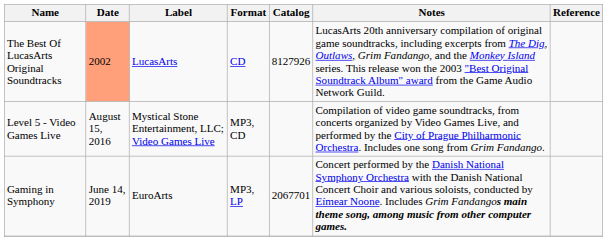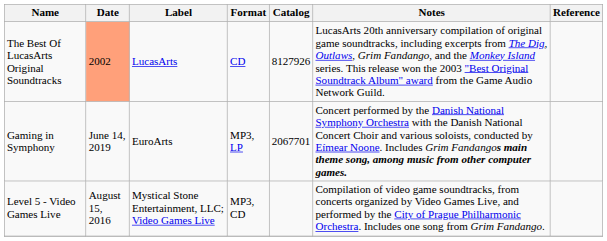rows swapped: (41, 129) <-> (31, 196)
